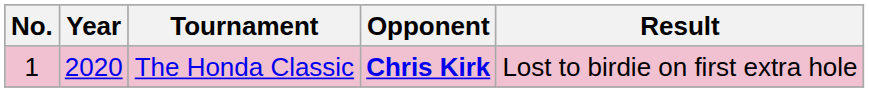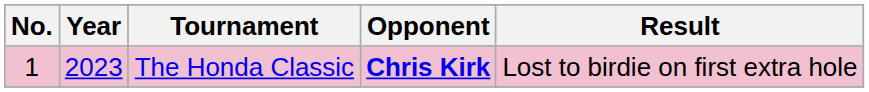(94, 67) 2020 -> (94, 67) 2023
